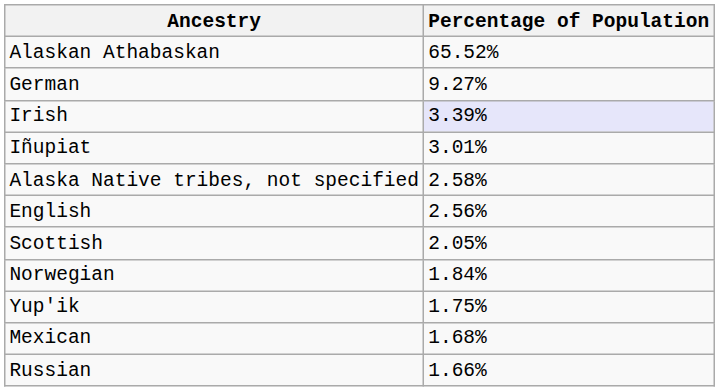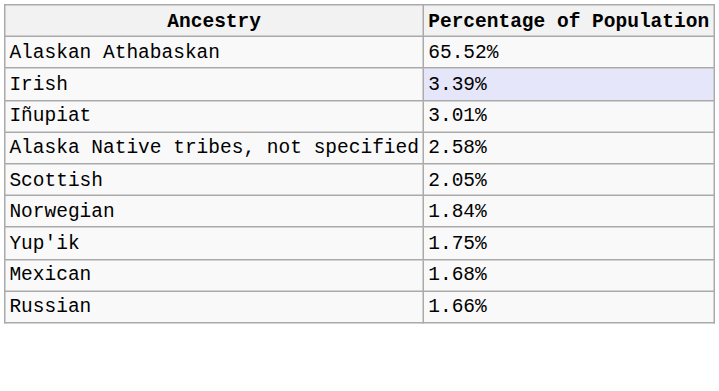- row: (44, 84)
- row: (50, 211)
